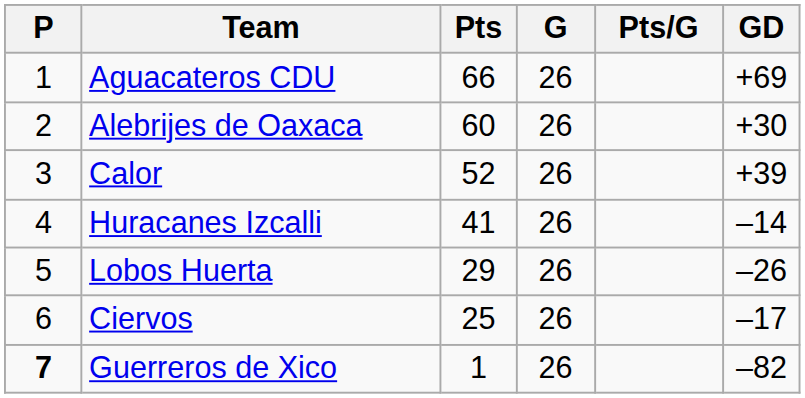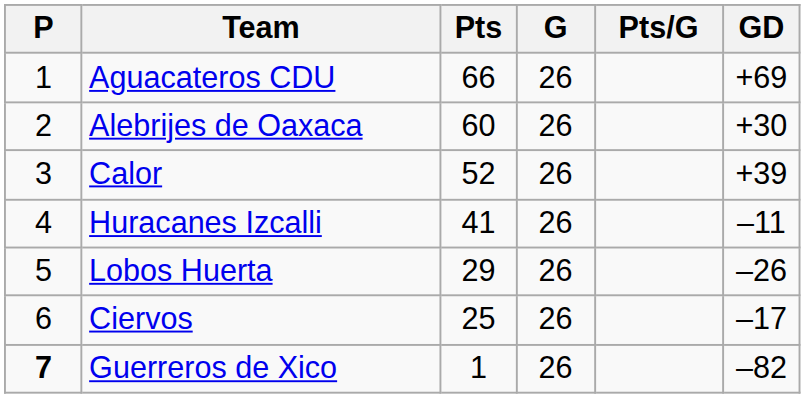(761, 222) –14 -> (761, 222) –11
